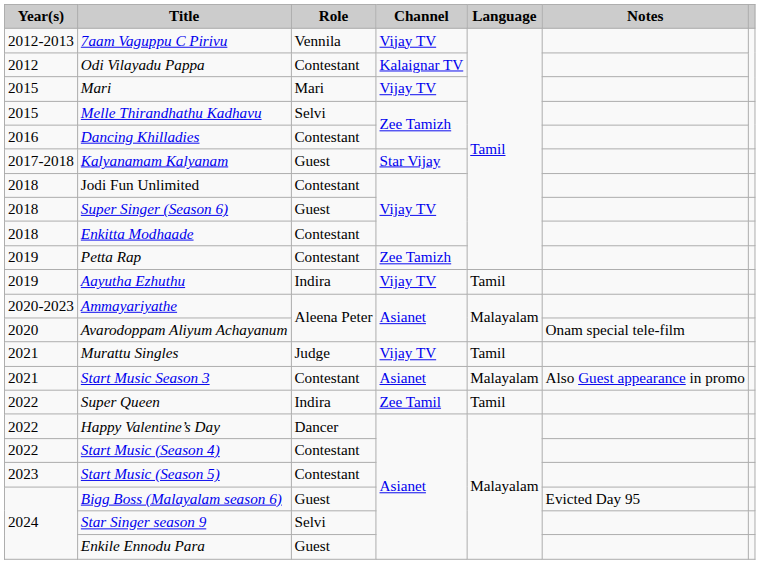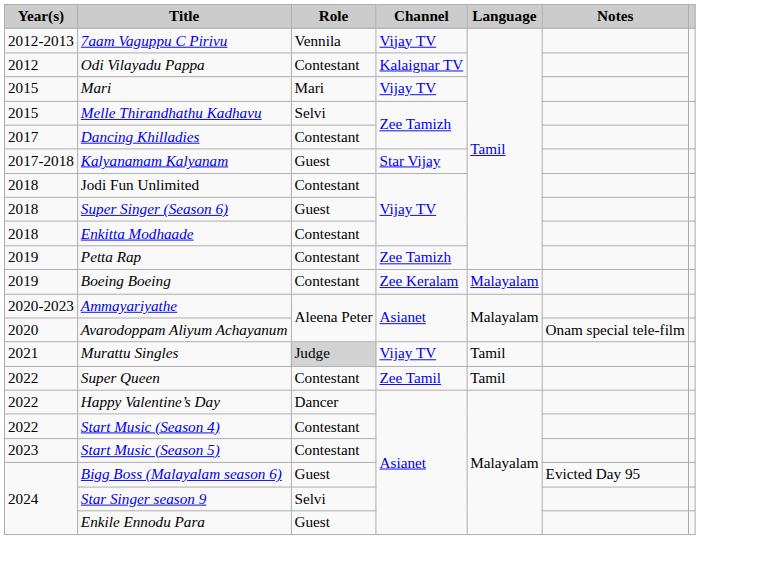(23, 137) 2016 -> (23, 137) 2017
+ row: (126, 281)
- row: (133, 281)
(312, 354) no background -> (312, 354) lightgrey background
- row: (145, 378)
(313, 402) Indira -> (327, 378) Contestant
